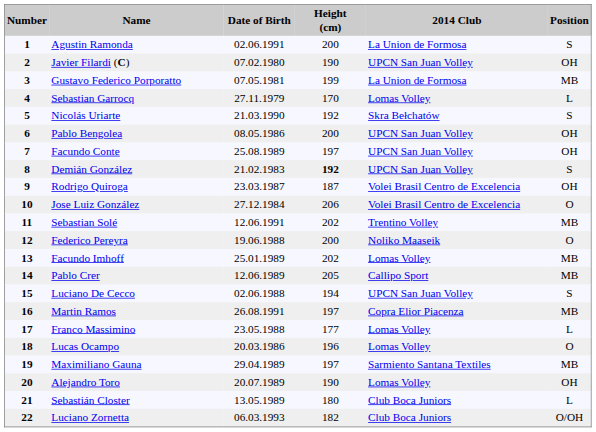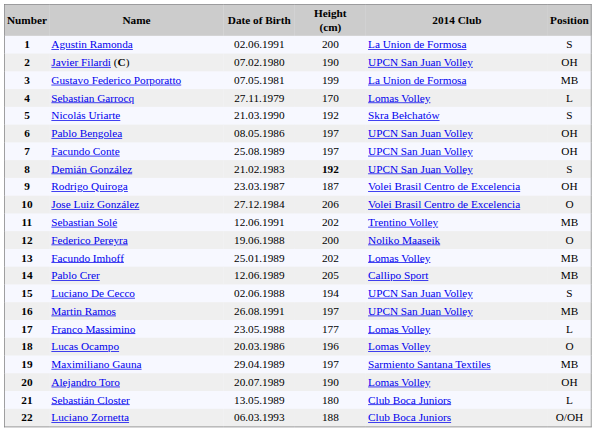(330, 133) 200 -> (330, 133) 197
(416, 311) Copra Elior Piacenza -> (420, 311) UPCN San Juan Volley
(330, 417) 182 -> (330, 417) 188
